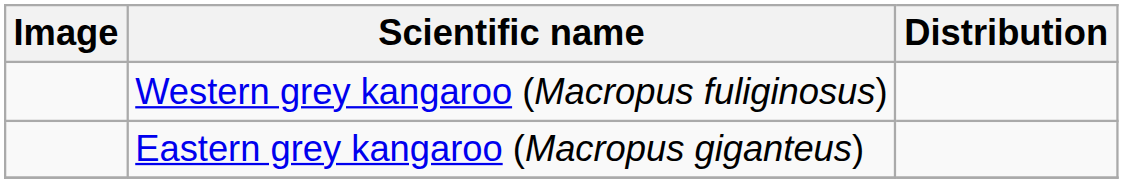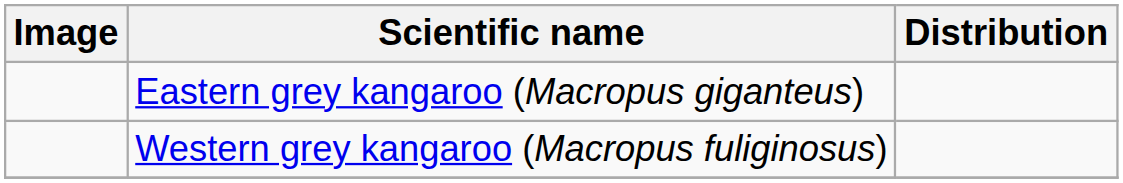rows swapped: (511, 90) <-> (500, 148)
